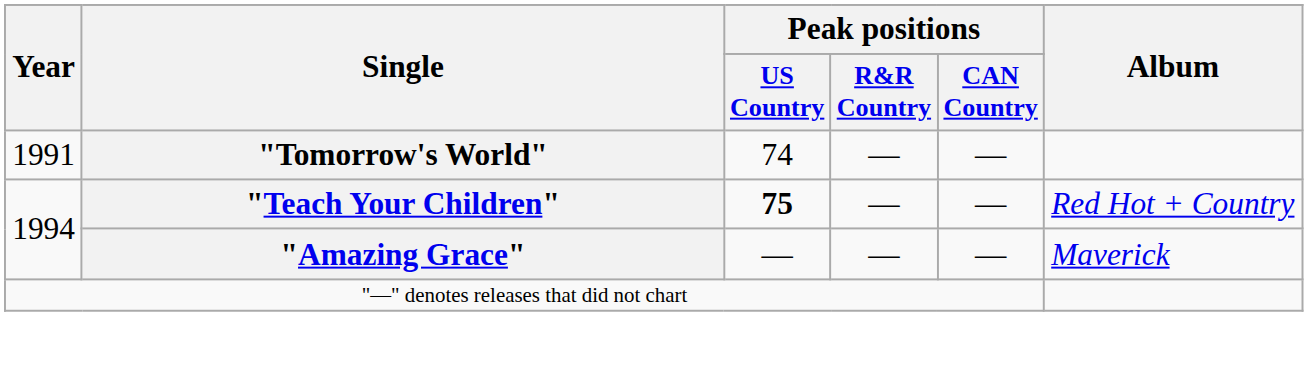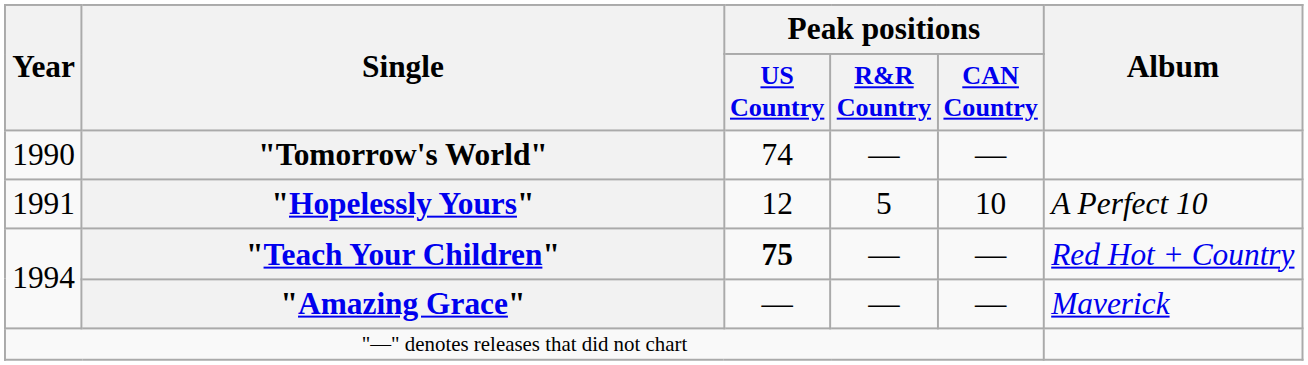(44, 154) 1991 -> (44, 154) 1990
+ row: (403, 203)
